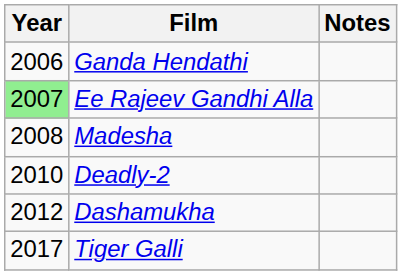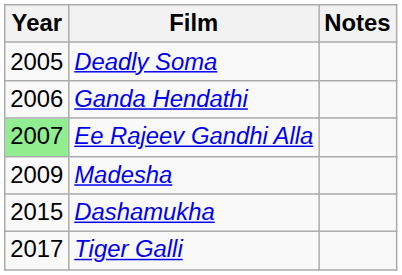+ row: (146, 61)
(37, 136) 2008 -> (37, 174) 2009
- row: (122, 174)
(37, 212) 2012 -> (37, 212) 2015
